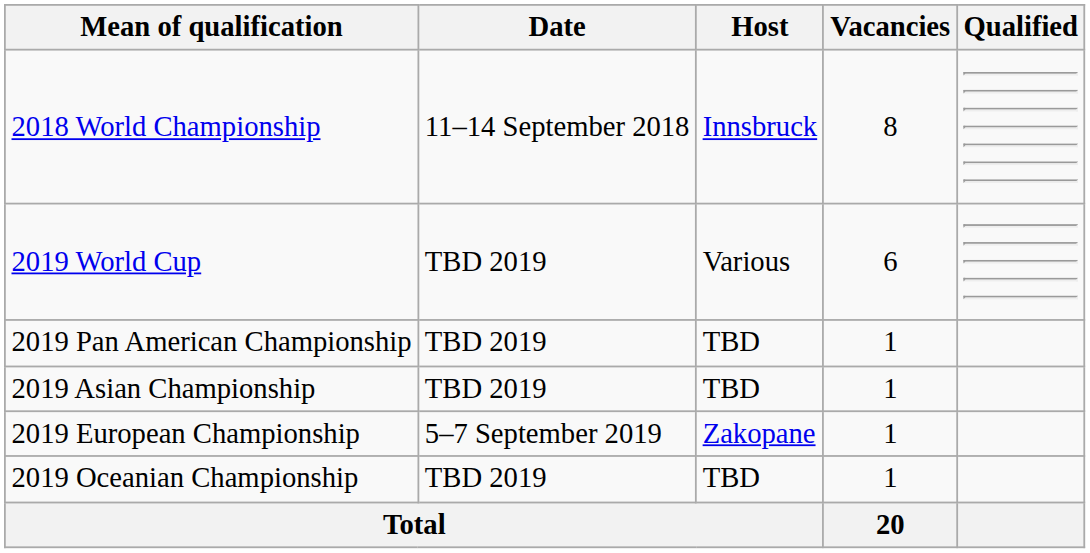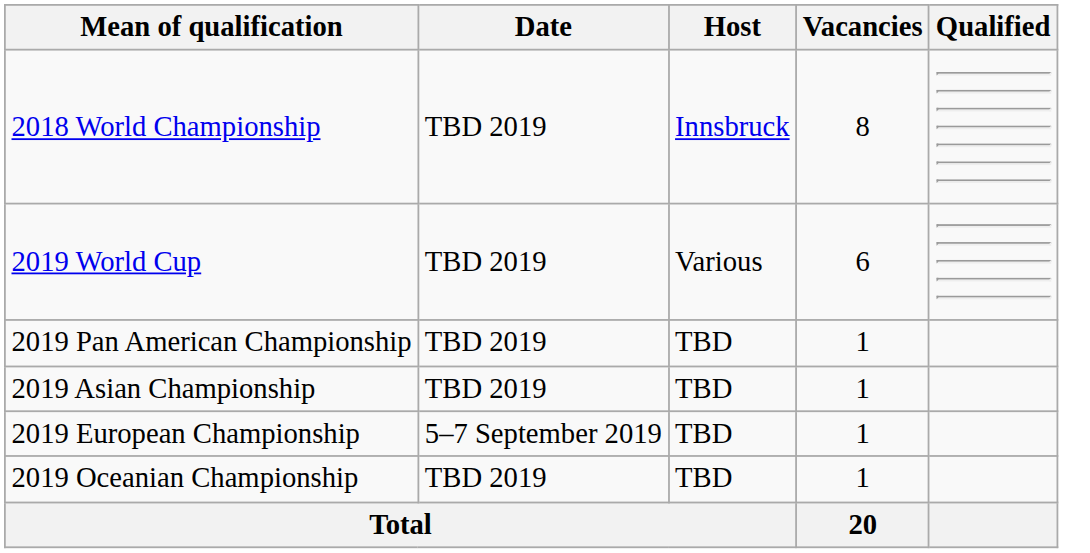(557, 126) 11–14 September 2018 -> (486, 126) TBD 2019
(759, 433) Zakopane -> (704, 433) TBD
